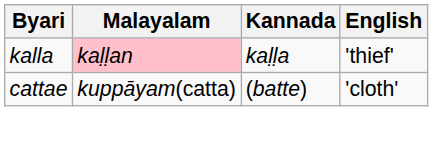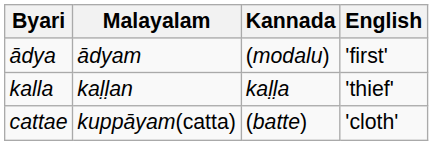+ row: (33, 55)
(105, 55) pink background -> (105, 88) no background
